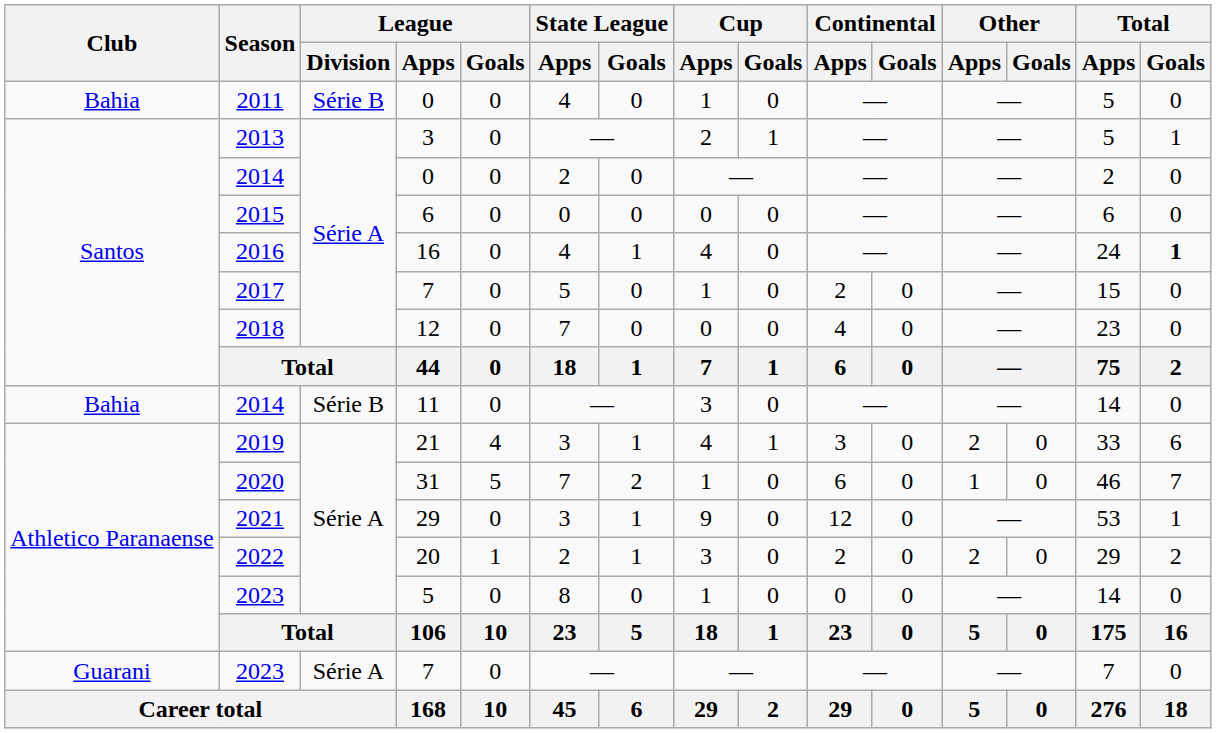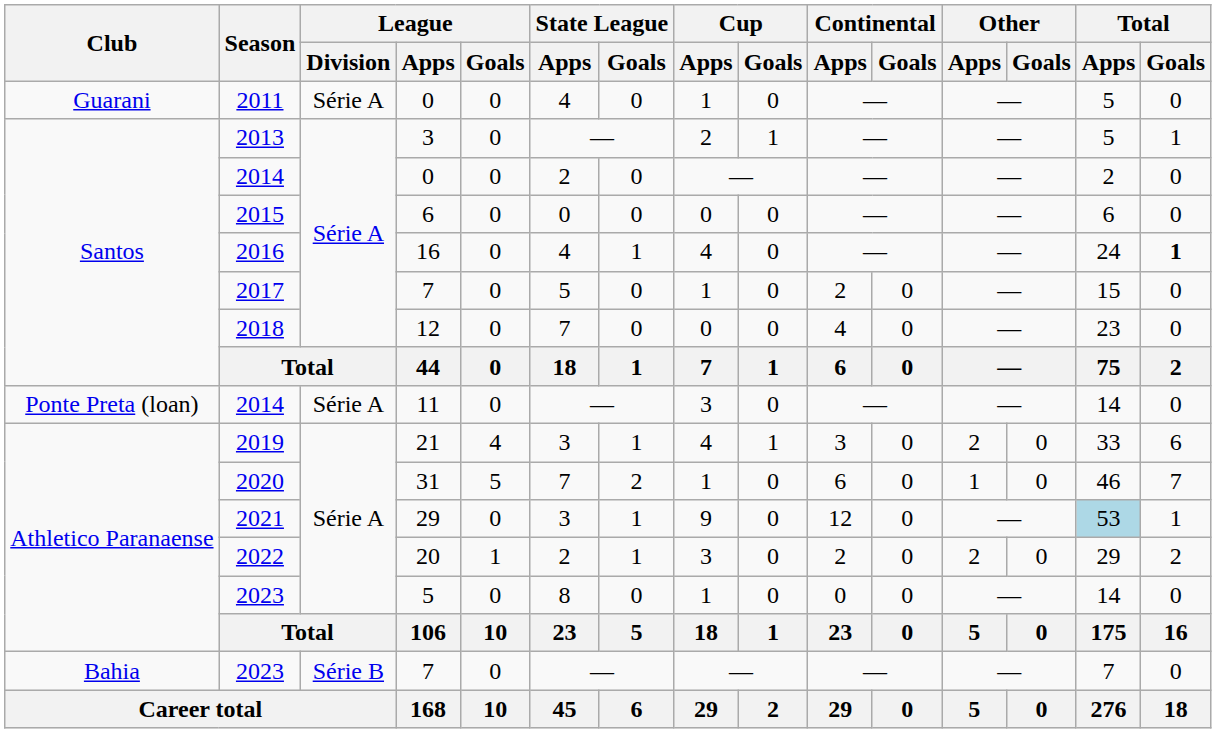(112, 99) Bahia -> (112, 99) Guarani
(348, 99) Série B -> (348, 99) Série A
(112, 404) Bahia -> (112, 404) Ponte Preta (loan)
(348, 404) Série B -> (348, 404) Série A
(1109, 518) no background -> (1109, 518) lightblue background
(112, 670) Guarani -> (112, 670) Bahia
(348, 670) Série A -> (348, 670) Série B
